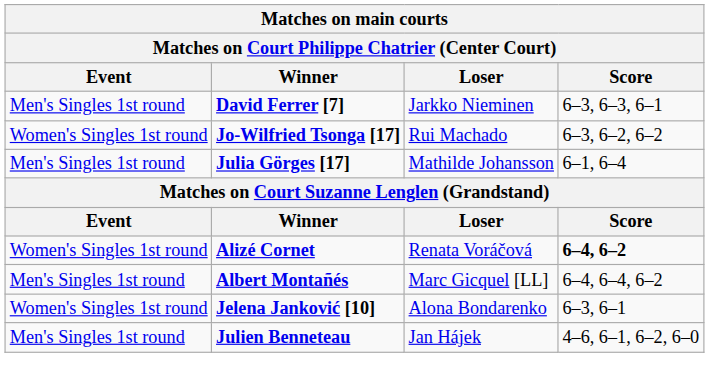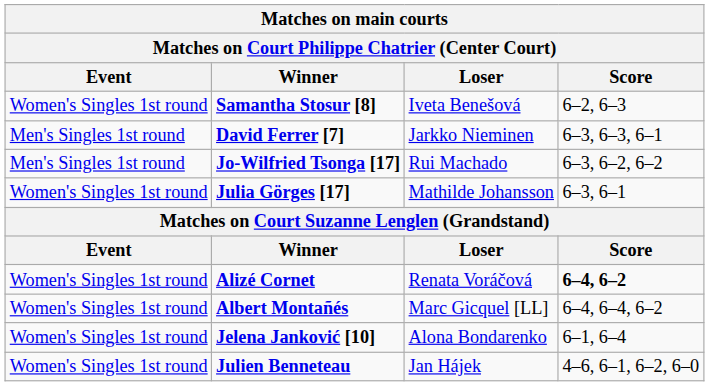+ row: (296, 105)
(109, 134) Women's Singles 1st round -> (97, 163) Men's Singles 1st round
(97, 163) Men's Singles 1st round -> (109, 192) Women's Singles 1st round
(594, 163) 6–1, 6–4 -> (594, 192) 6–3, 6–1
(97, 279) Men's Singles 1st round -> (109, 308) Women's Singles 1st round
(594, 308) 6–3, 6–1 -> (594, 337) 6–1, 6–4
(97, 337) Men's Singles 1st round -> (109, 366) Women's Singles 1st round
